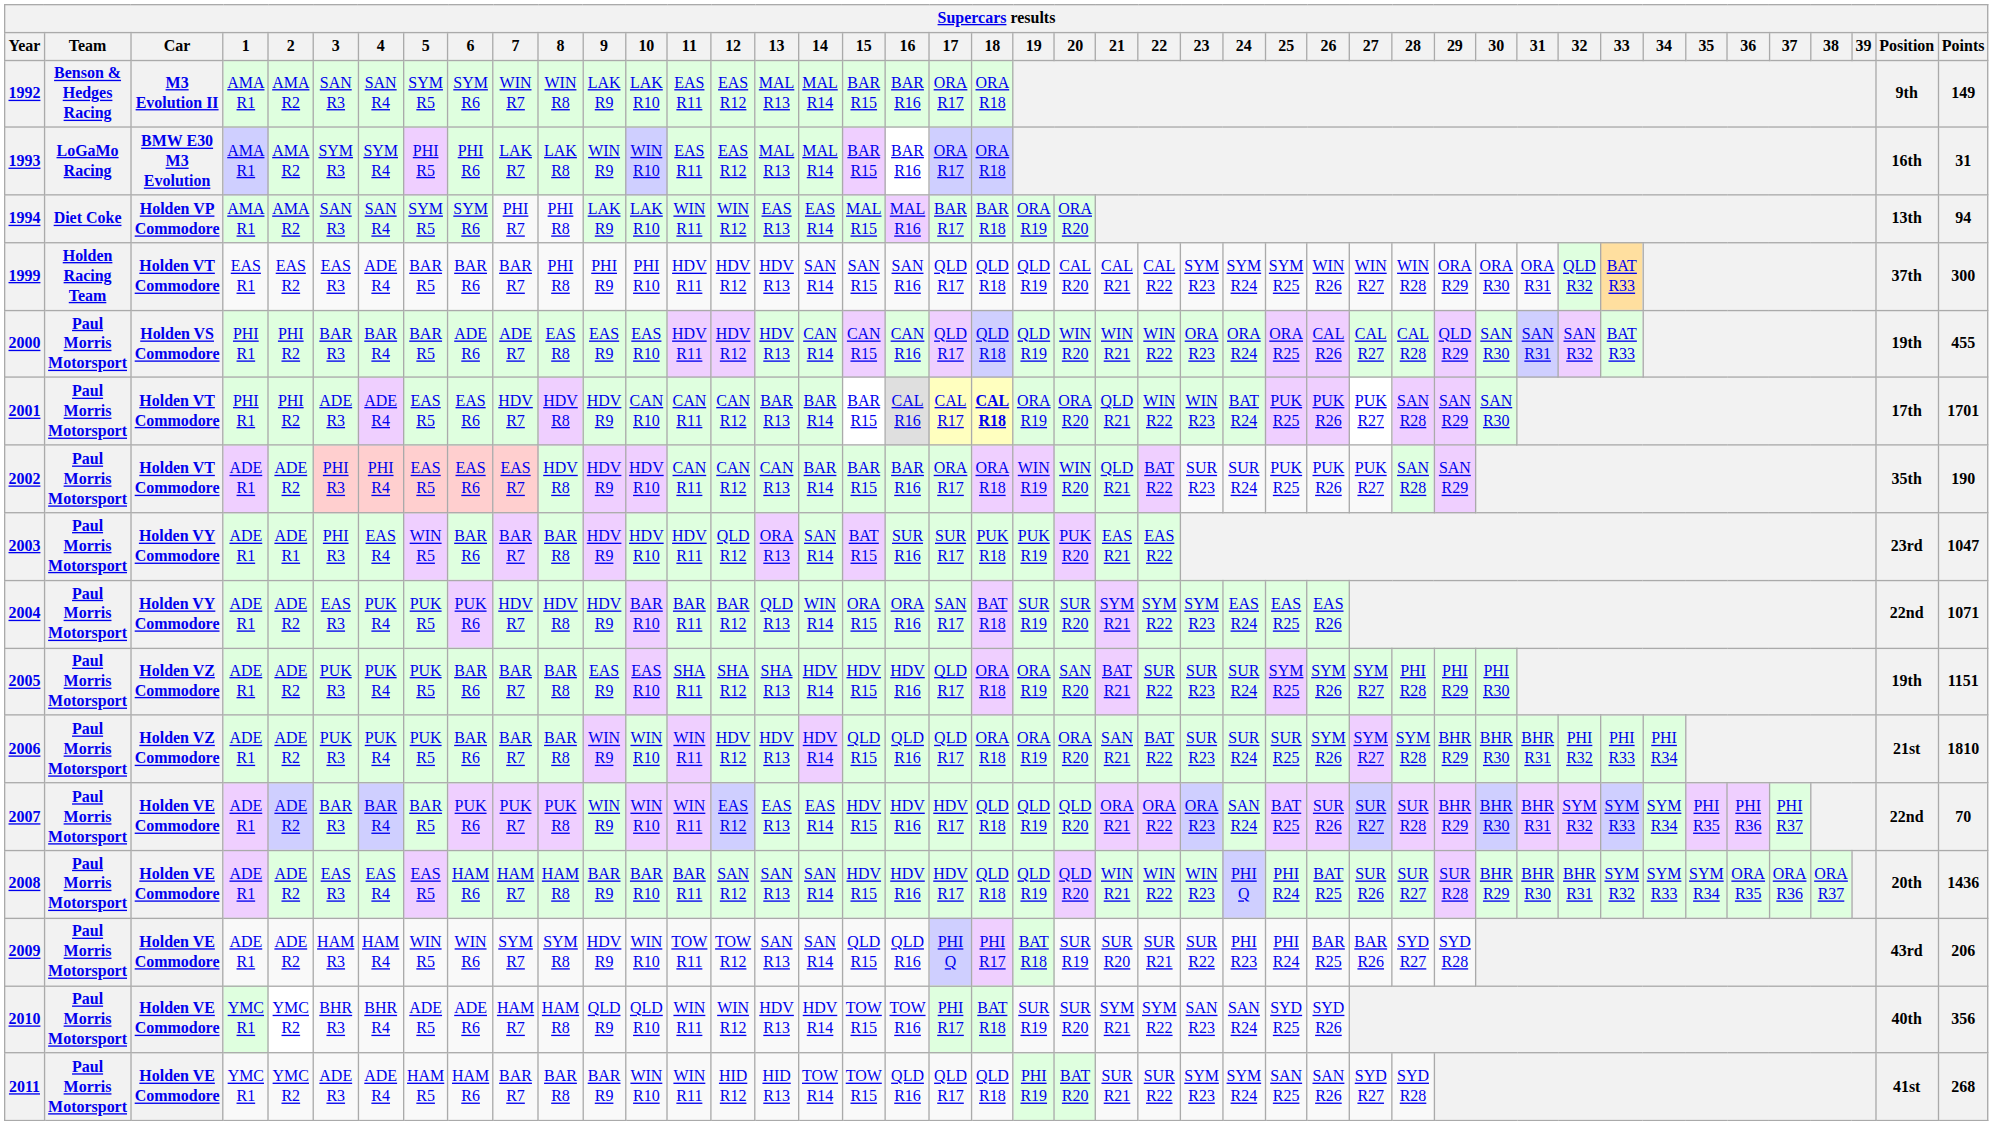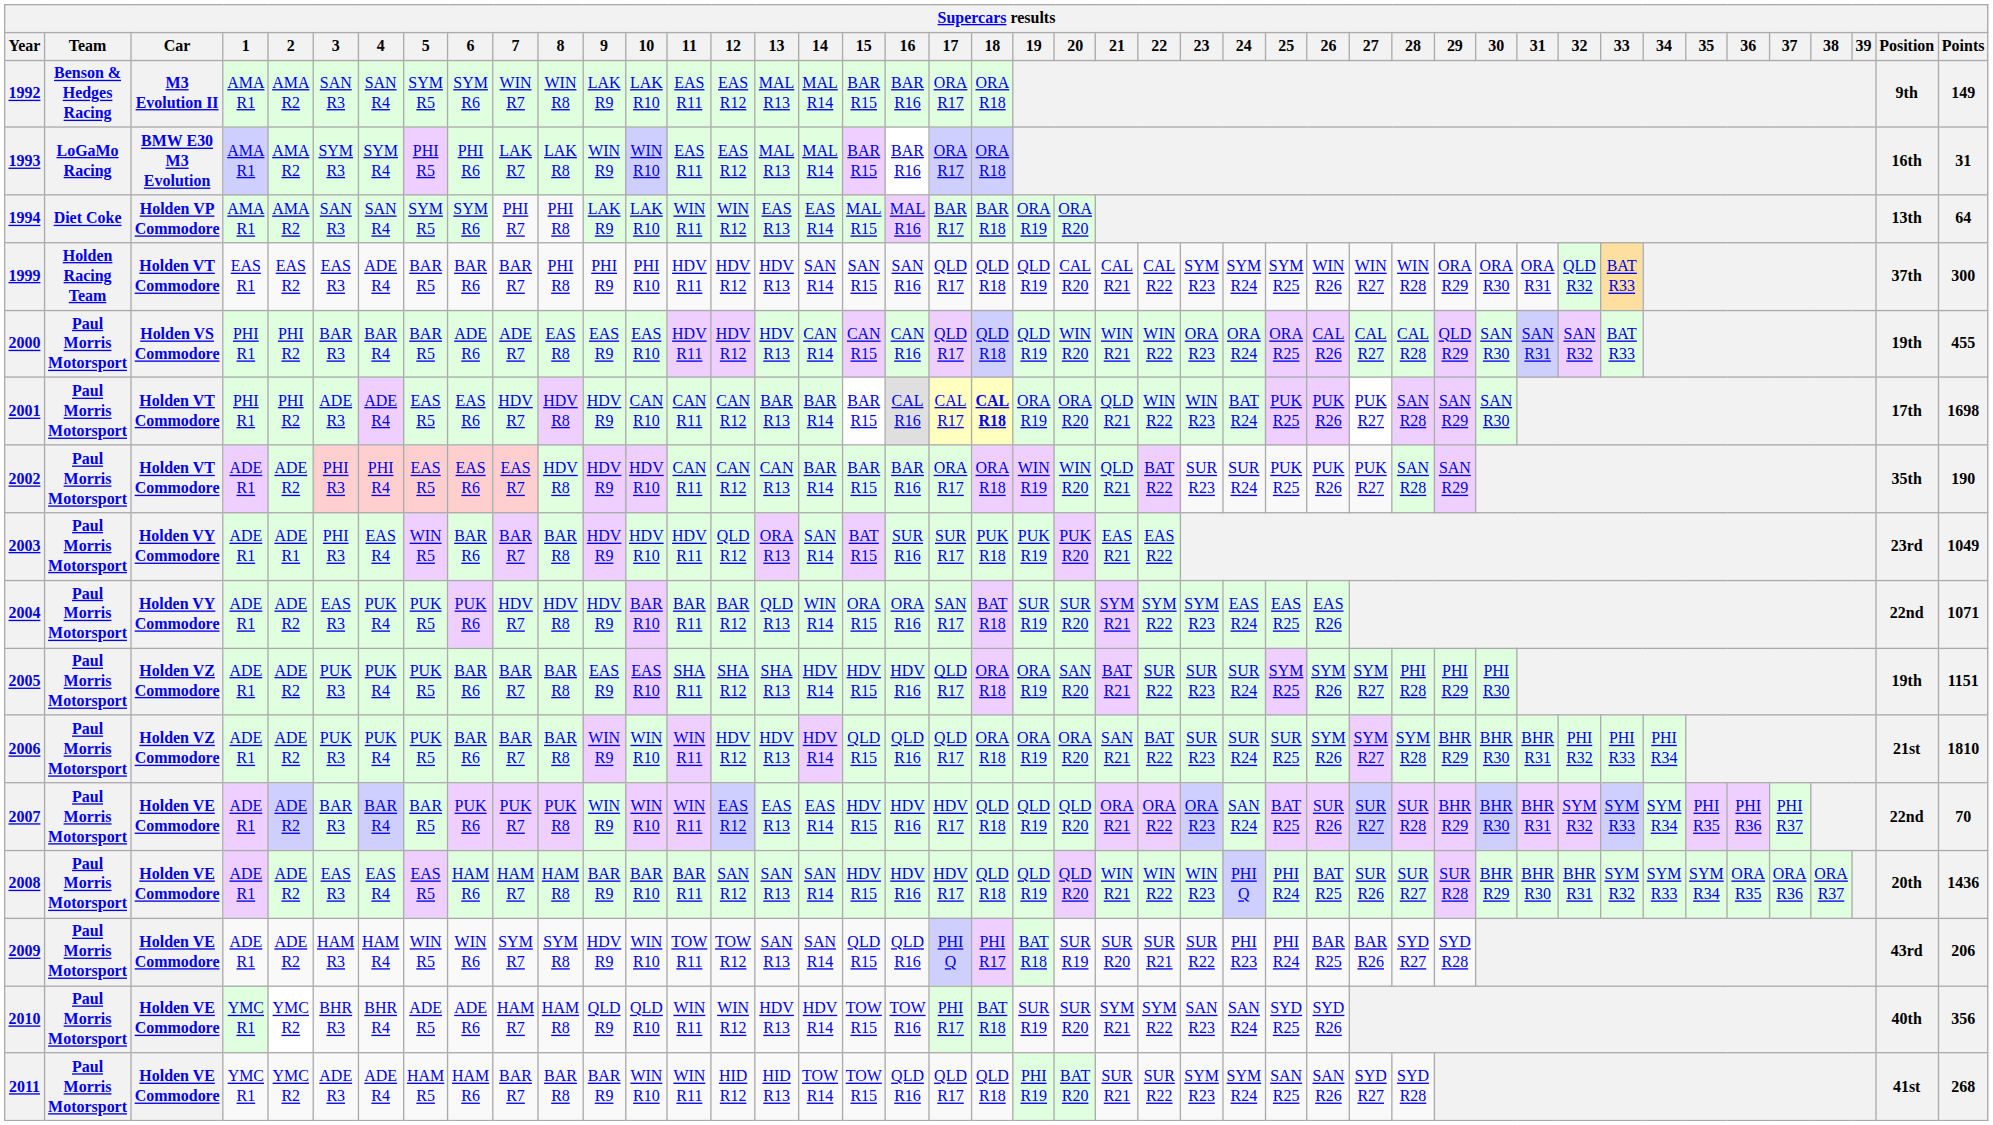(1963, 218) 94 -> (1963, 218) 64
(1963, 411) 1701 -> (1963, 411) 1698
(1963, 546) 1047 -> (1963, 546) 1049
